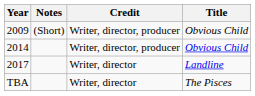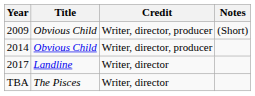columns swapped: (217, 13) <-> (49, 13)
